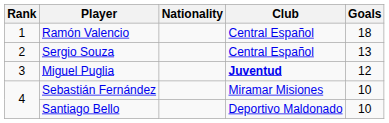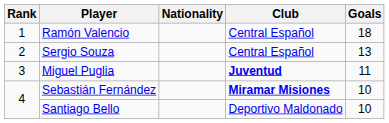(365, 71) 12 -> (365, 71) 11
(276, 90) normal -> (279, 90) bold
